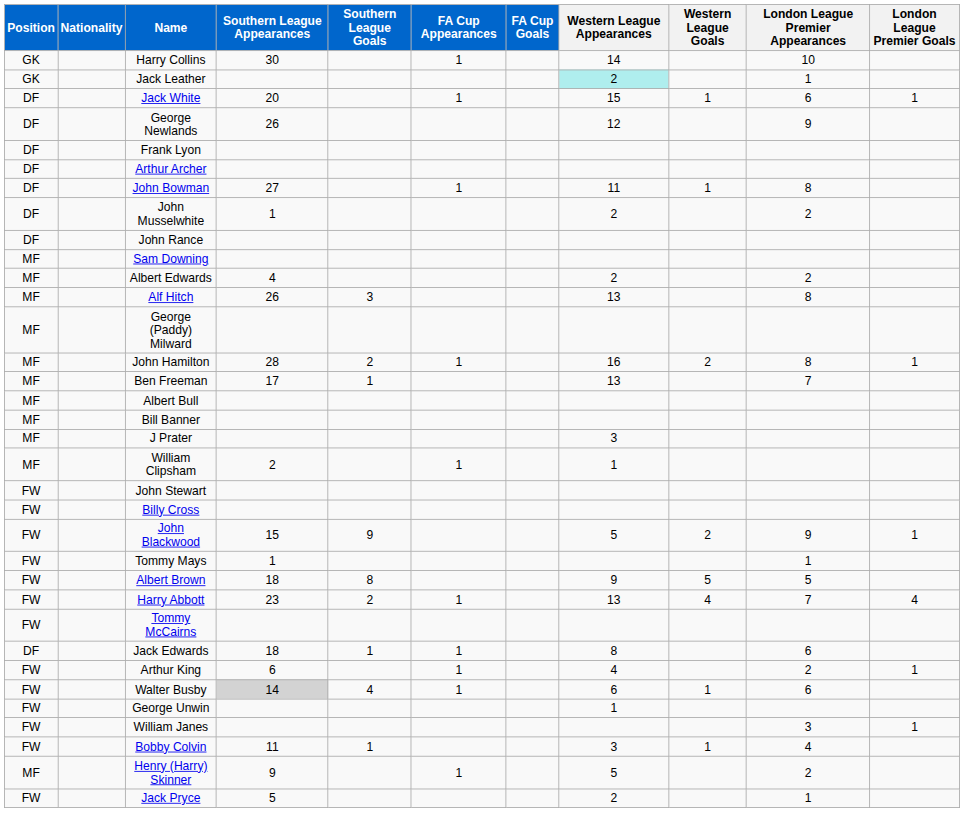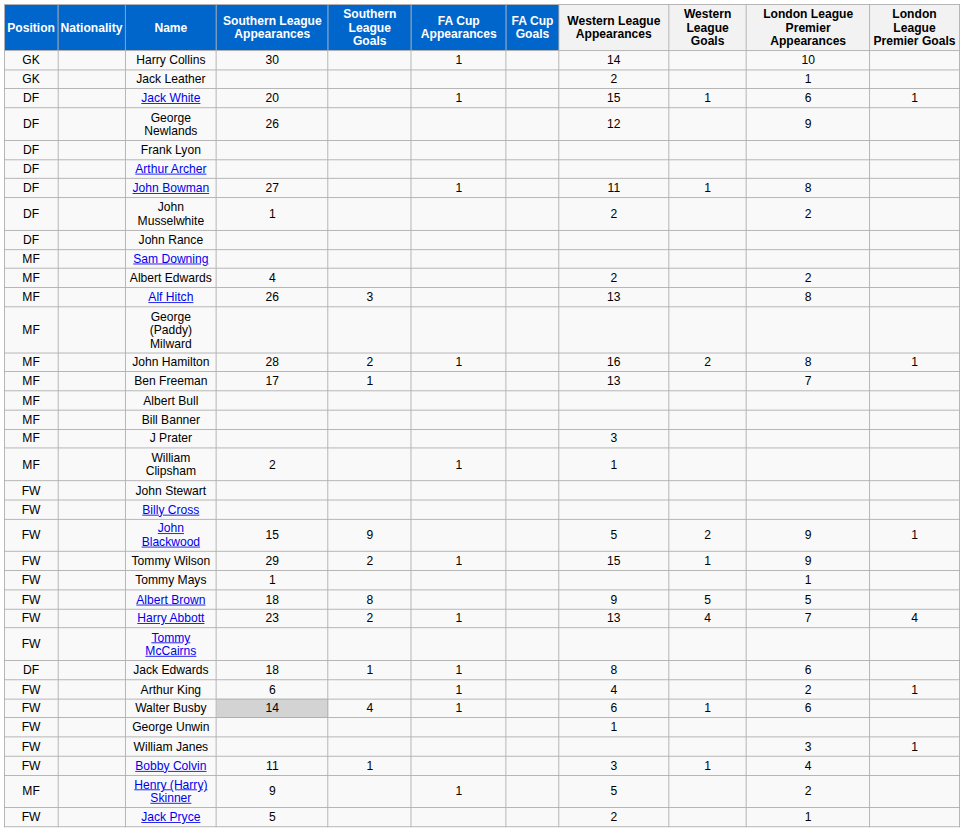(614, 79) paleturquoise background -> (614, 79) no background
+ row: (171, 561)
